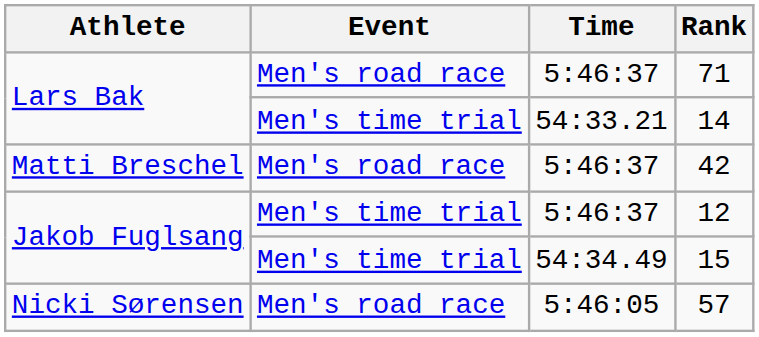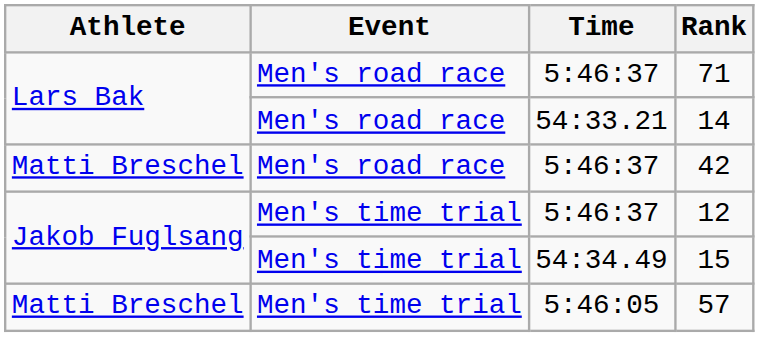(389, 121) Men's time trial -> (381, 121) Men's road race
(128, 306) Nicki Sørensen -> (128, 306) Matti Breschel
(381, 306) Men's road race -> (389, 306) Men's time trial
